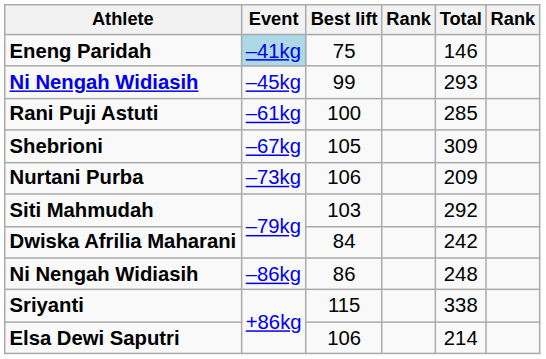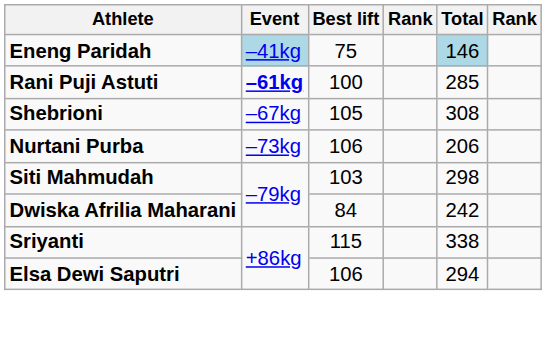(461, 50) no background -> (462, 50) lightblue background
- row: (104, 82)
(273, 114) normal -> (274, 82) bold
(461, 146) 309 -> (462, 114) 308
(461, 178) 209 -> (462, 146) 206
(461, 210) 292 -> (462, 178) 298
- row: (104, 274)
(461, 337) 214 -> (462, 274) 294
